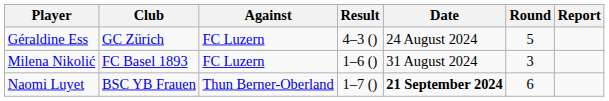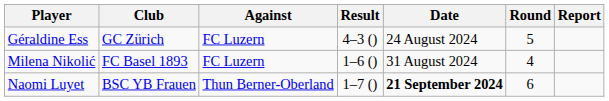(530, 61) 3 -> (530, 61) 4
